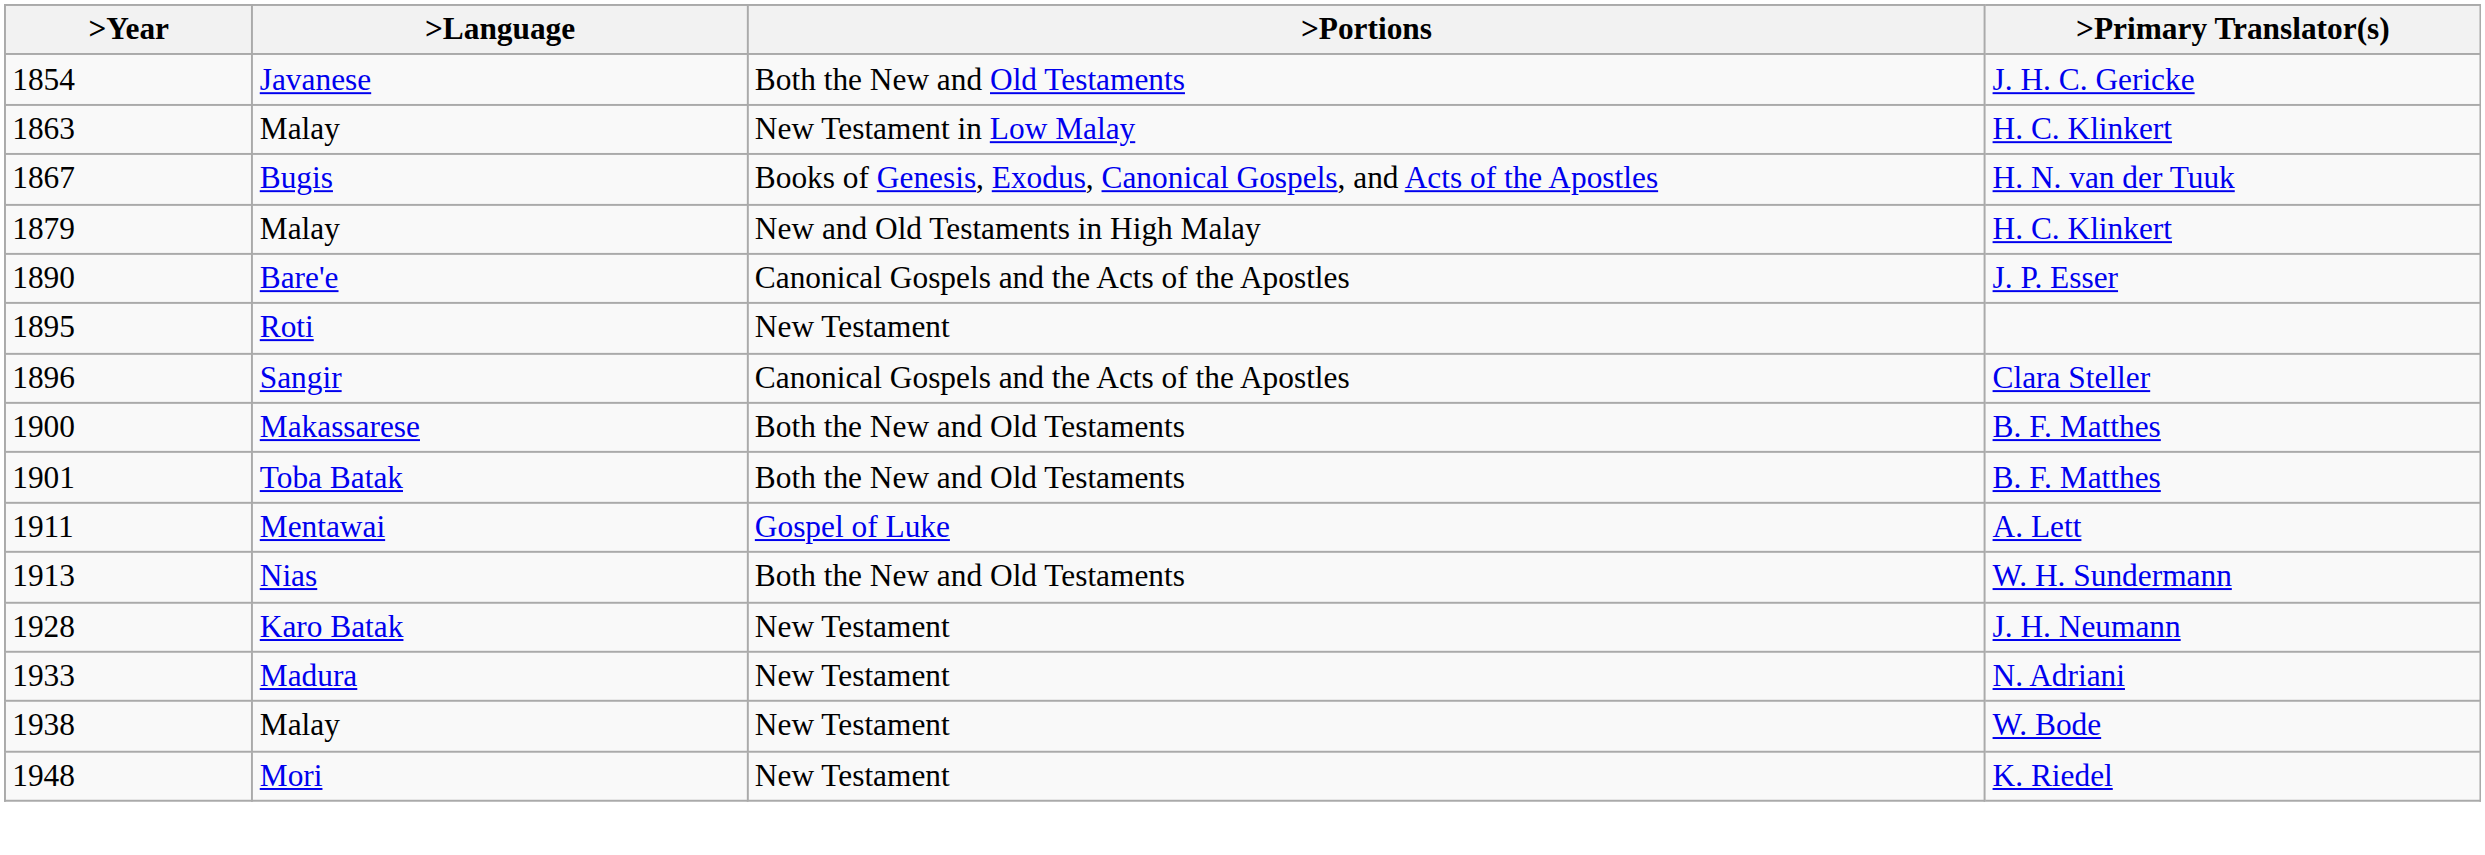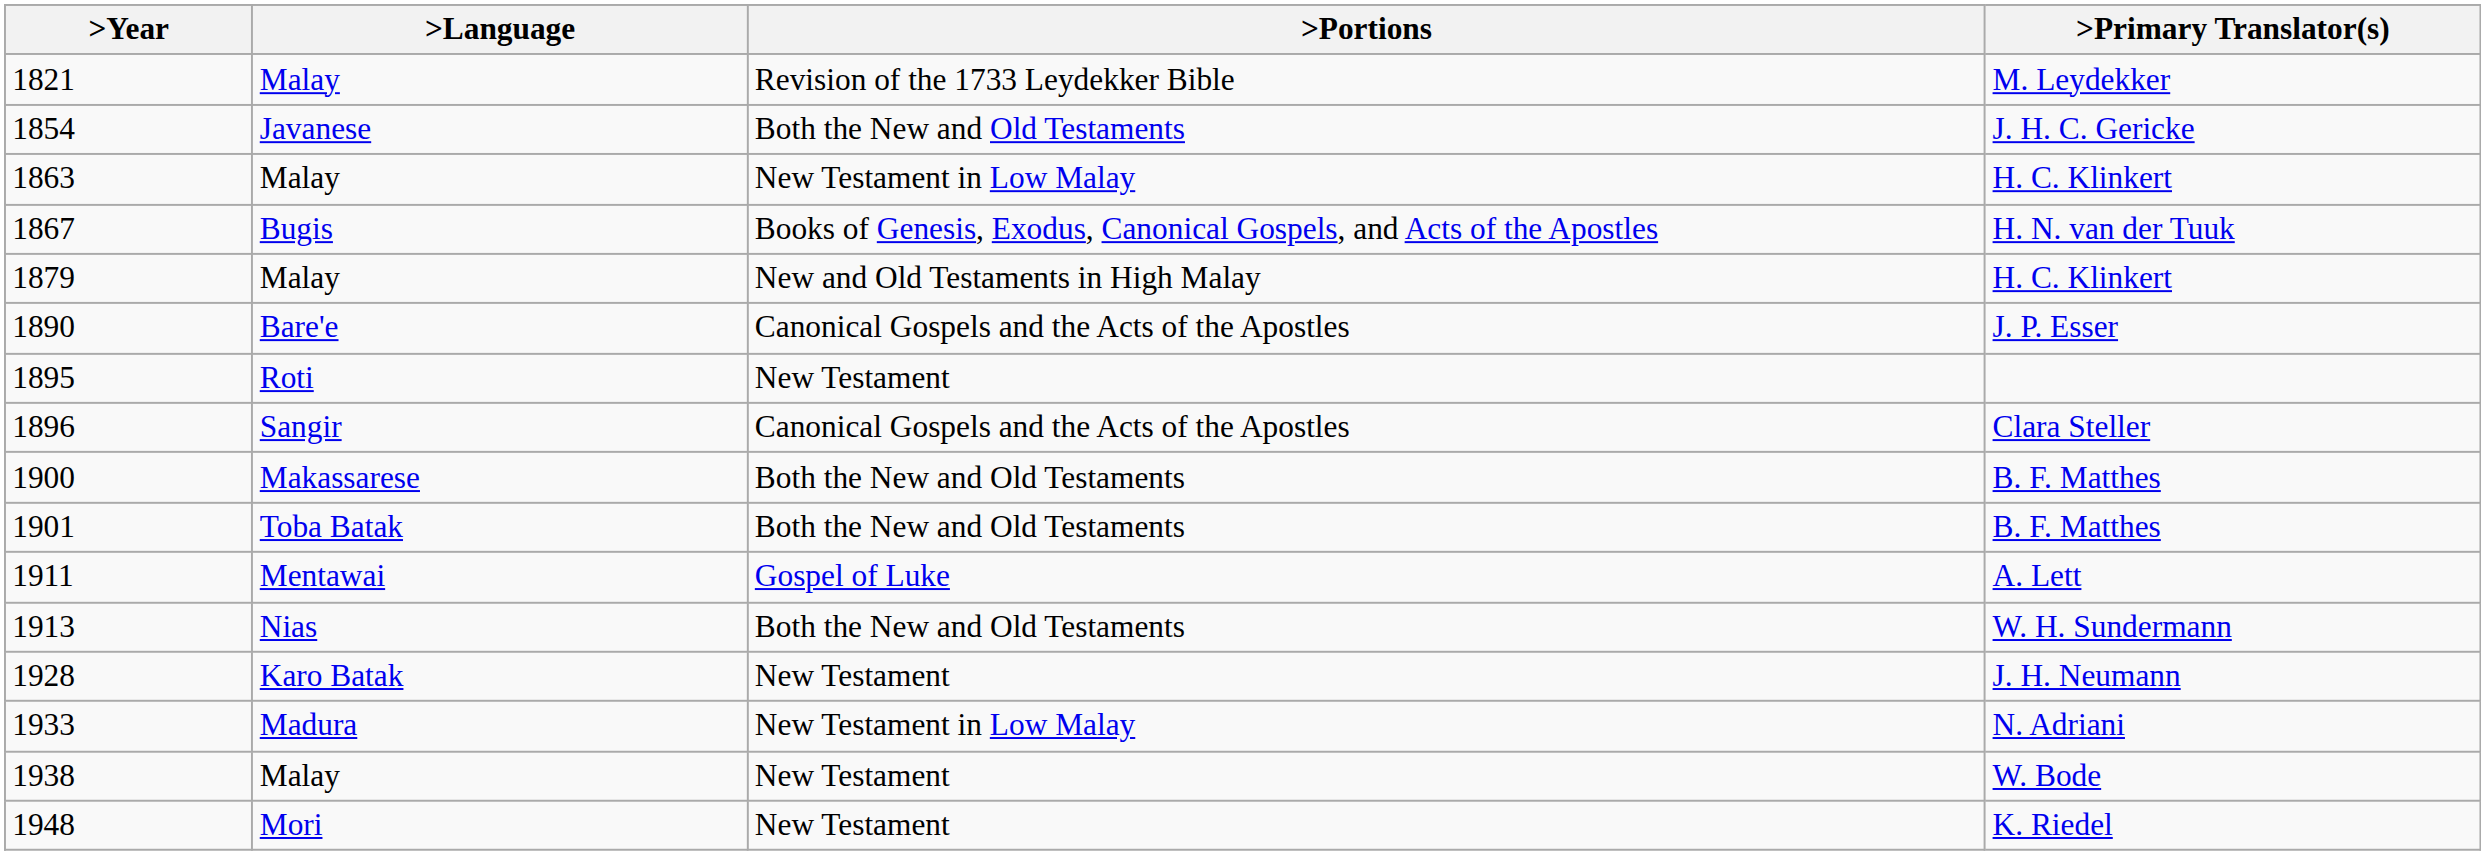+ row: (44, 79)
(852, 675) New Testament -> (945, 725) New Testament in Low Malay
